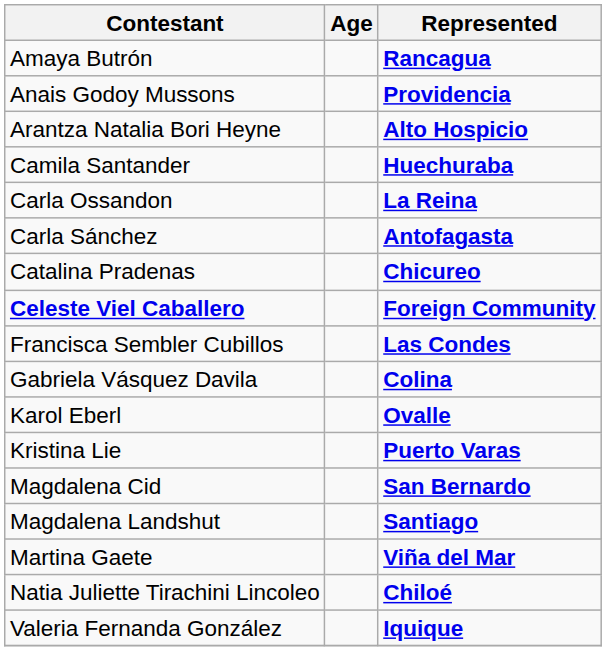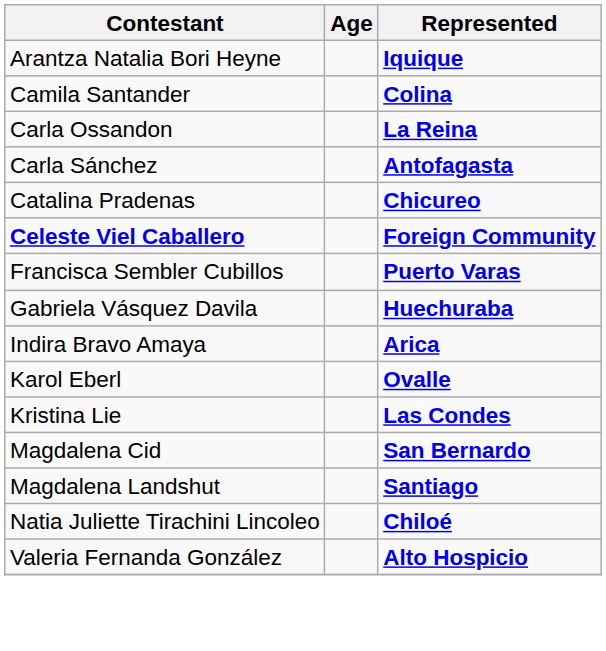- row: (81, 58)
- row: (122, 94)
(456, 130) Alto Hospicio -> (423, 58) Iquique
(448, 165) Huechuraba -> (418, 94) Colina
(447, 343) Las Condes -> (452, 272) Puerto Varas
(418, 379) Colina -> (448, 308) Huechuraba
+ row: (108, 343)
(452, 450) Puerto Varas -> (447, 414) Las Condes
- row: (81, 557)
(423, 628) Iquique -> (456, 557) Alto Hospicio
